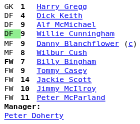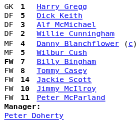(23, 16) 4 -> (23, 16) 5
(23, 25) 9 -> (23, 25) 3
(9, 34) lightgreen background -> (9, 34) no background
(23, 34) 9 -> (23, 34) 2
(23, 43) 9 -> (23, 43) 4
(23, 52) 8 -> (23, 52) 5
(23, 70) 9 -> (23, 70) 8
